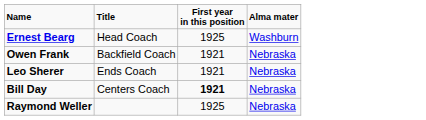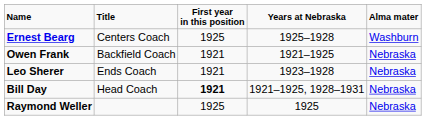+ column: (307, 17)
(127, 37) Head Coach -> (133, 37) Centers Coach
(133, 89) Centers Coach -> (127, 89) Head Coach
